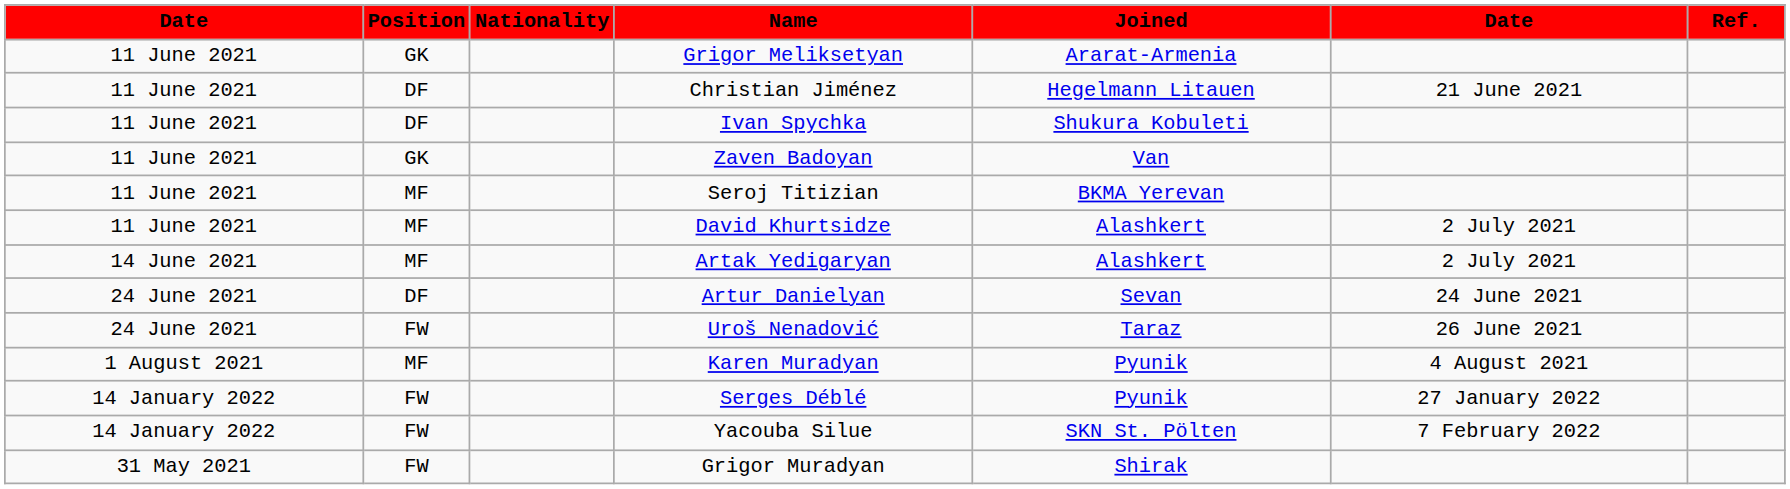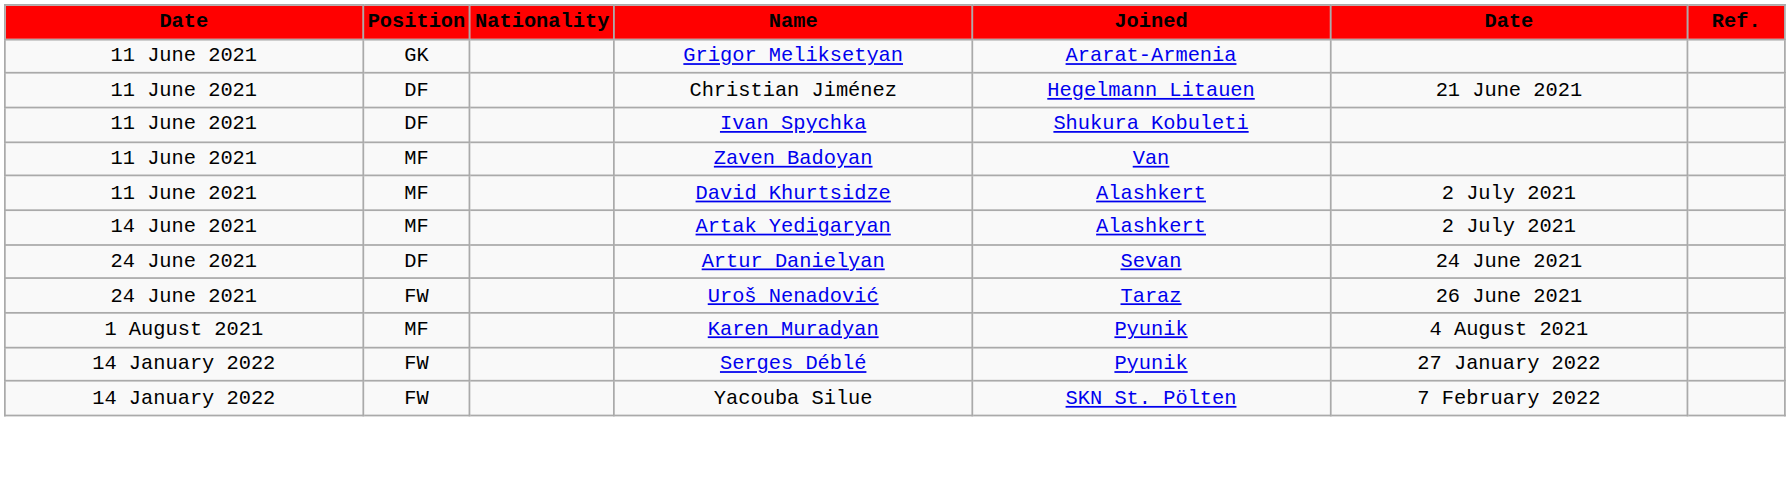(416, 158) GK -> (416, 158) MF
- row: (793, 193)
- row: (793, 466)
